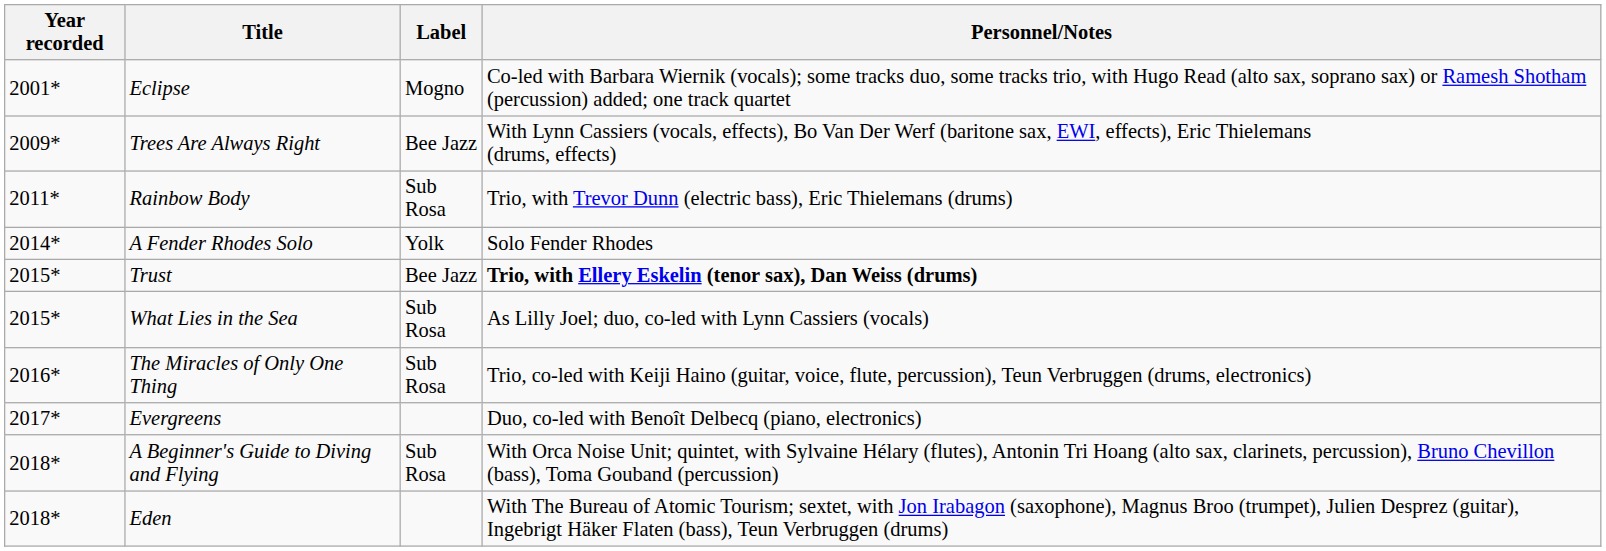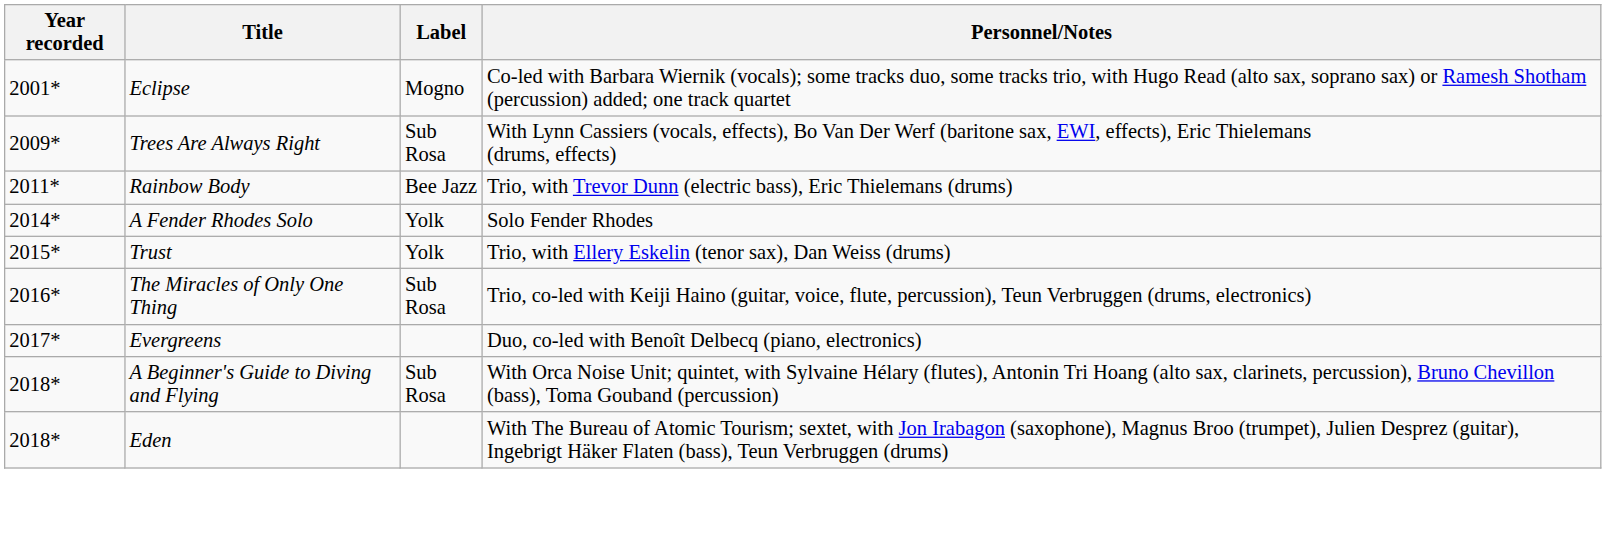(441, 143) Bee Jazz -> (425, 143) Sub Rosa
(425, 198) Sub Rosa -> (441, 187) Bee Jazz
(441, 275) Bee Jazz -> (424, 252) Yolk
(732, 275) bold -> (719, 252) normal
- row: (214, 319)
